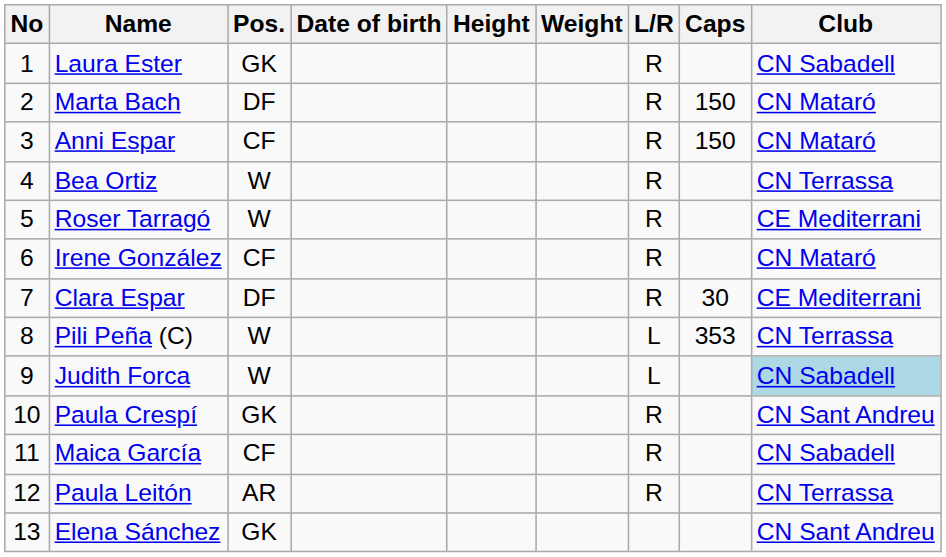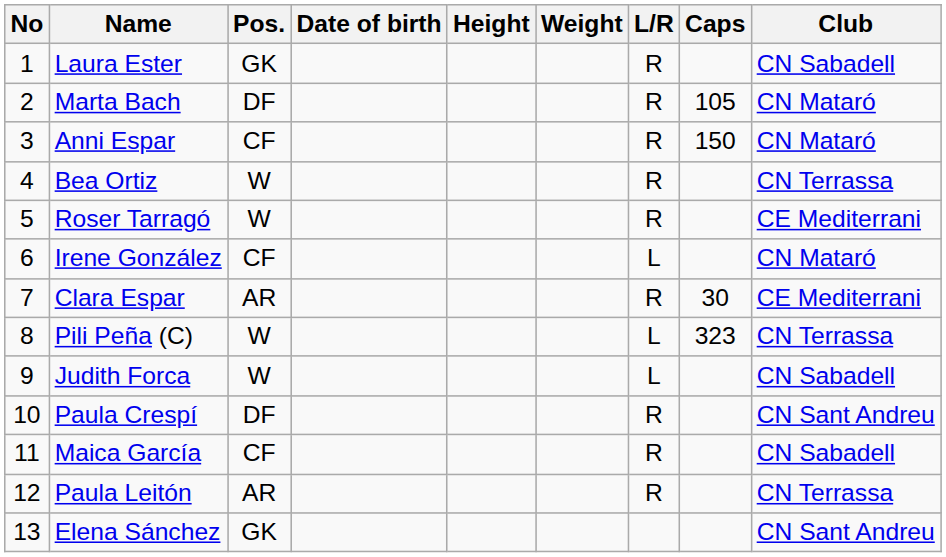(715, 102) 150 -> (715, 102) 105
(654, 258) R -> (654, 258) L
(259, 297) DF -> (259, 297) AR
(715, 336) 353 -> (715, 336) 323
(826, 375) lightblue background -> (826, 375) no background
(259, 414) GK -> (259, 414) DF
